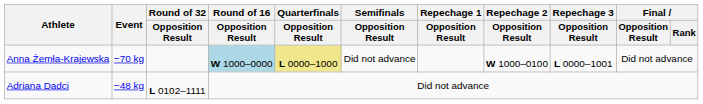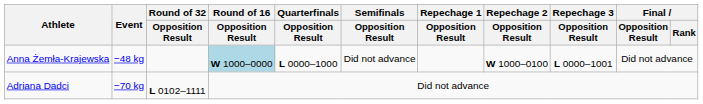(129, 59) −70 kg -> (129, 59) −48 kg
(308, 64) khaki background -> (308, 64) no background
(129, 86) −48 kg -> (129, 86) −70 kg
